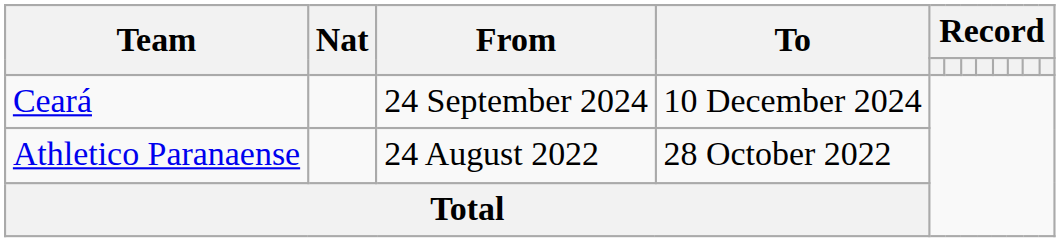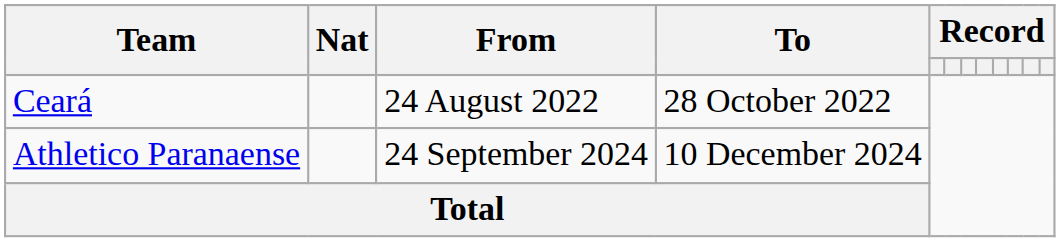(516, 100) 24 September 2024 -> (492, 100) 24 August 2022
(793, 100) 10 December 2024 -> (778, 100) 28 October 2022
(492, 154) 24 August 2022 -> (516, 154) 24 September 2024
(778, 154) 28 October 2022 -> (793, 154) 10 December 2024
